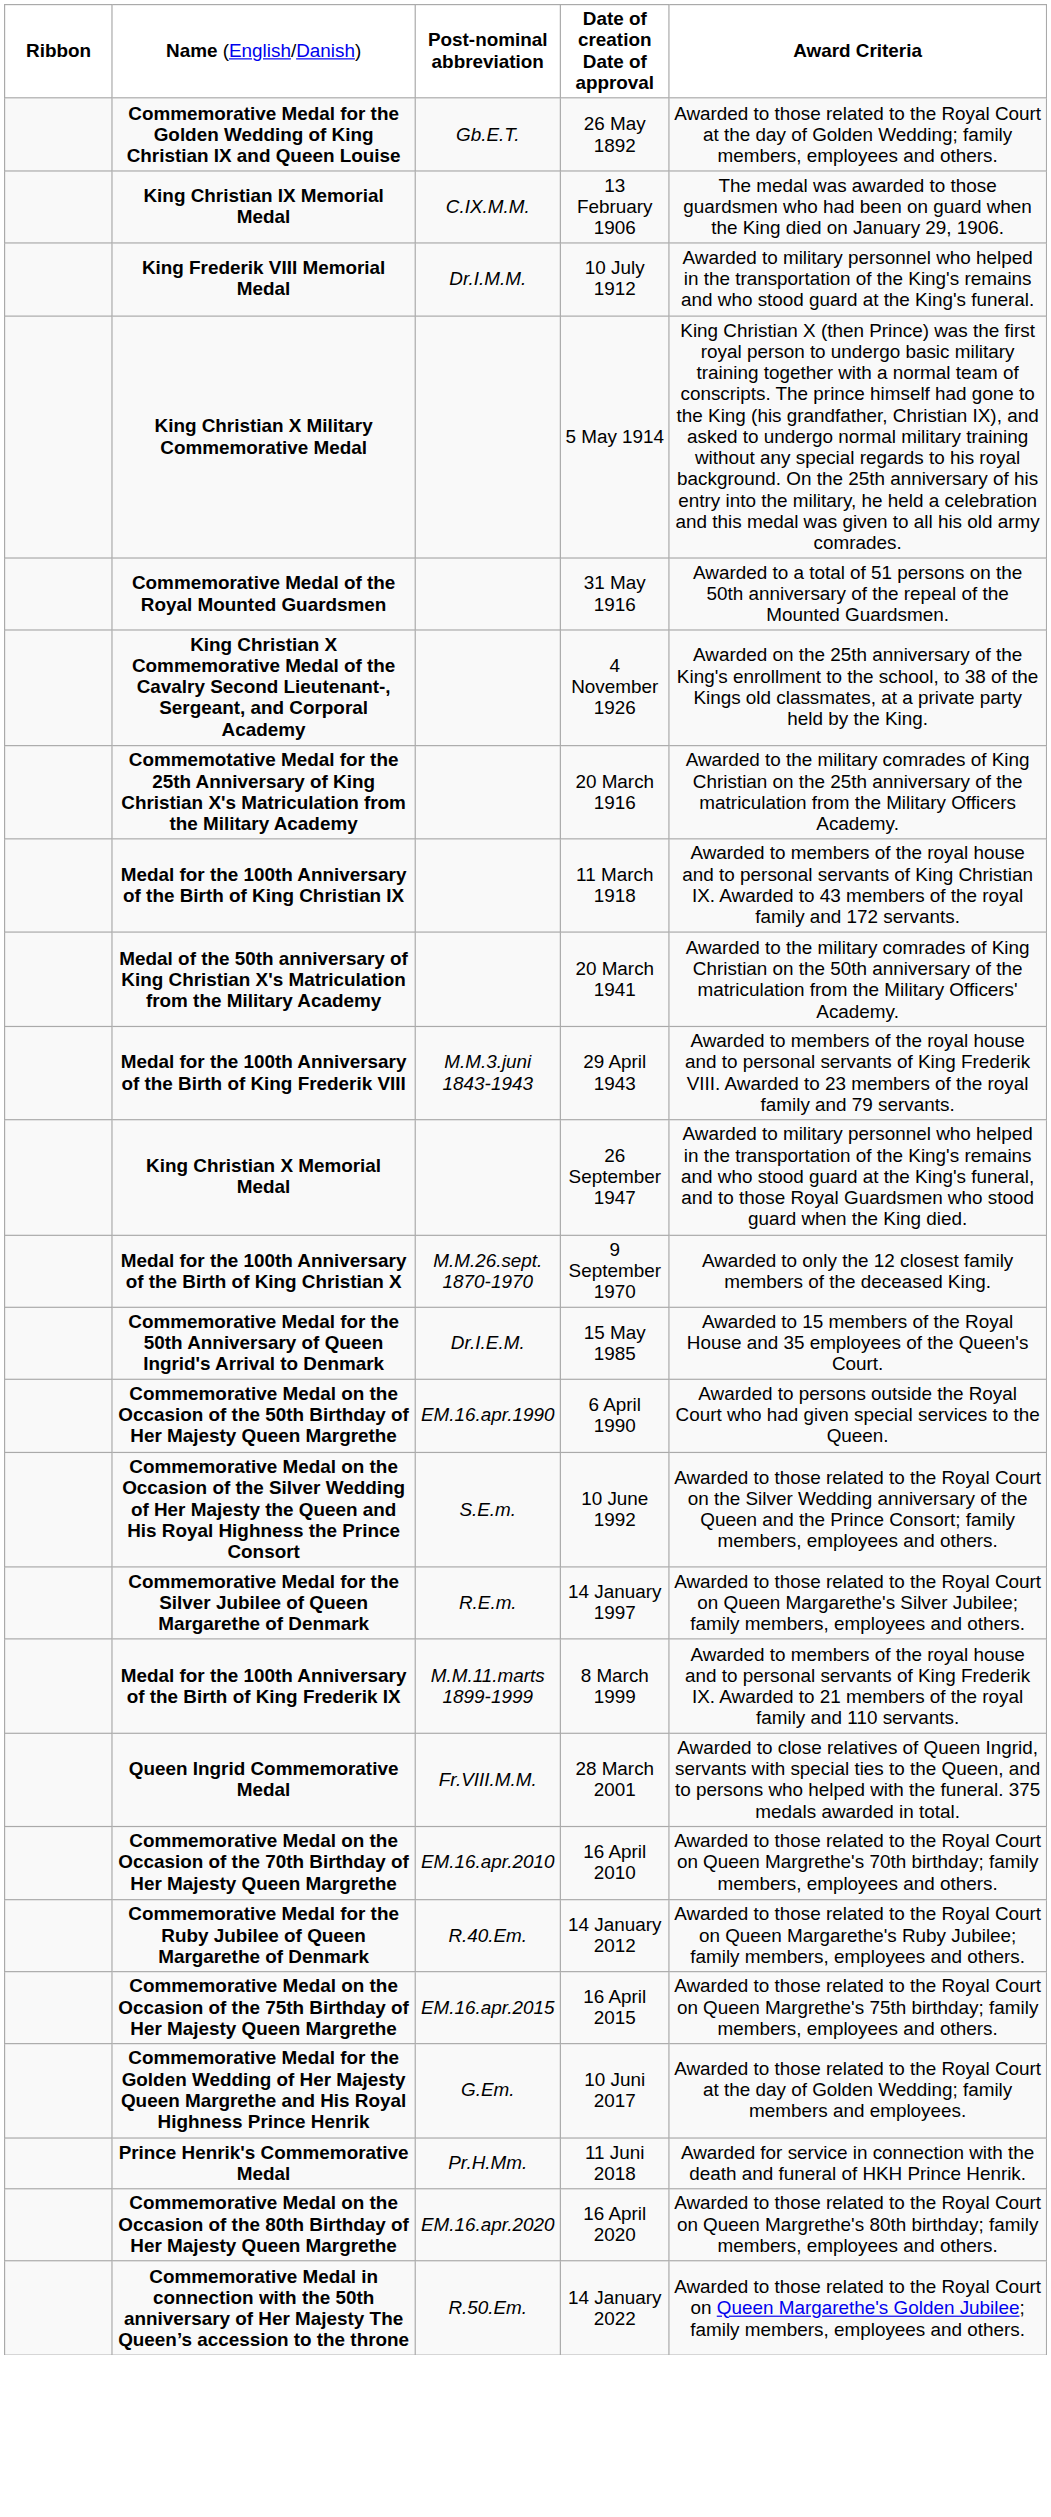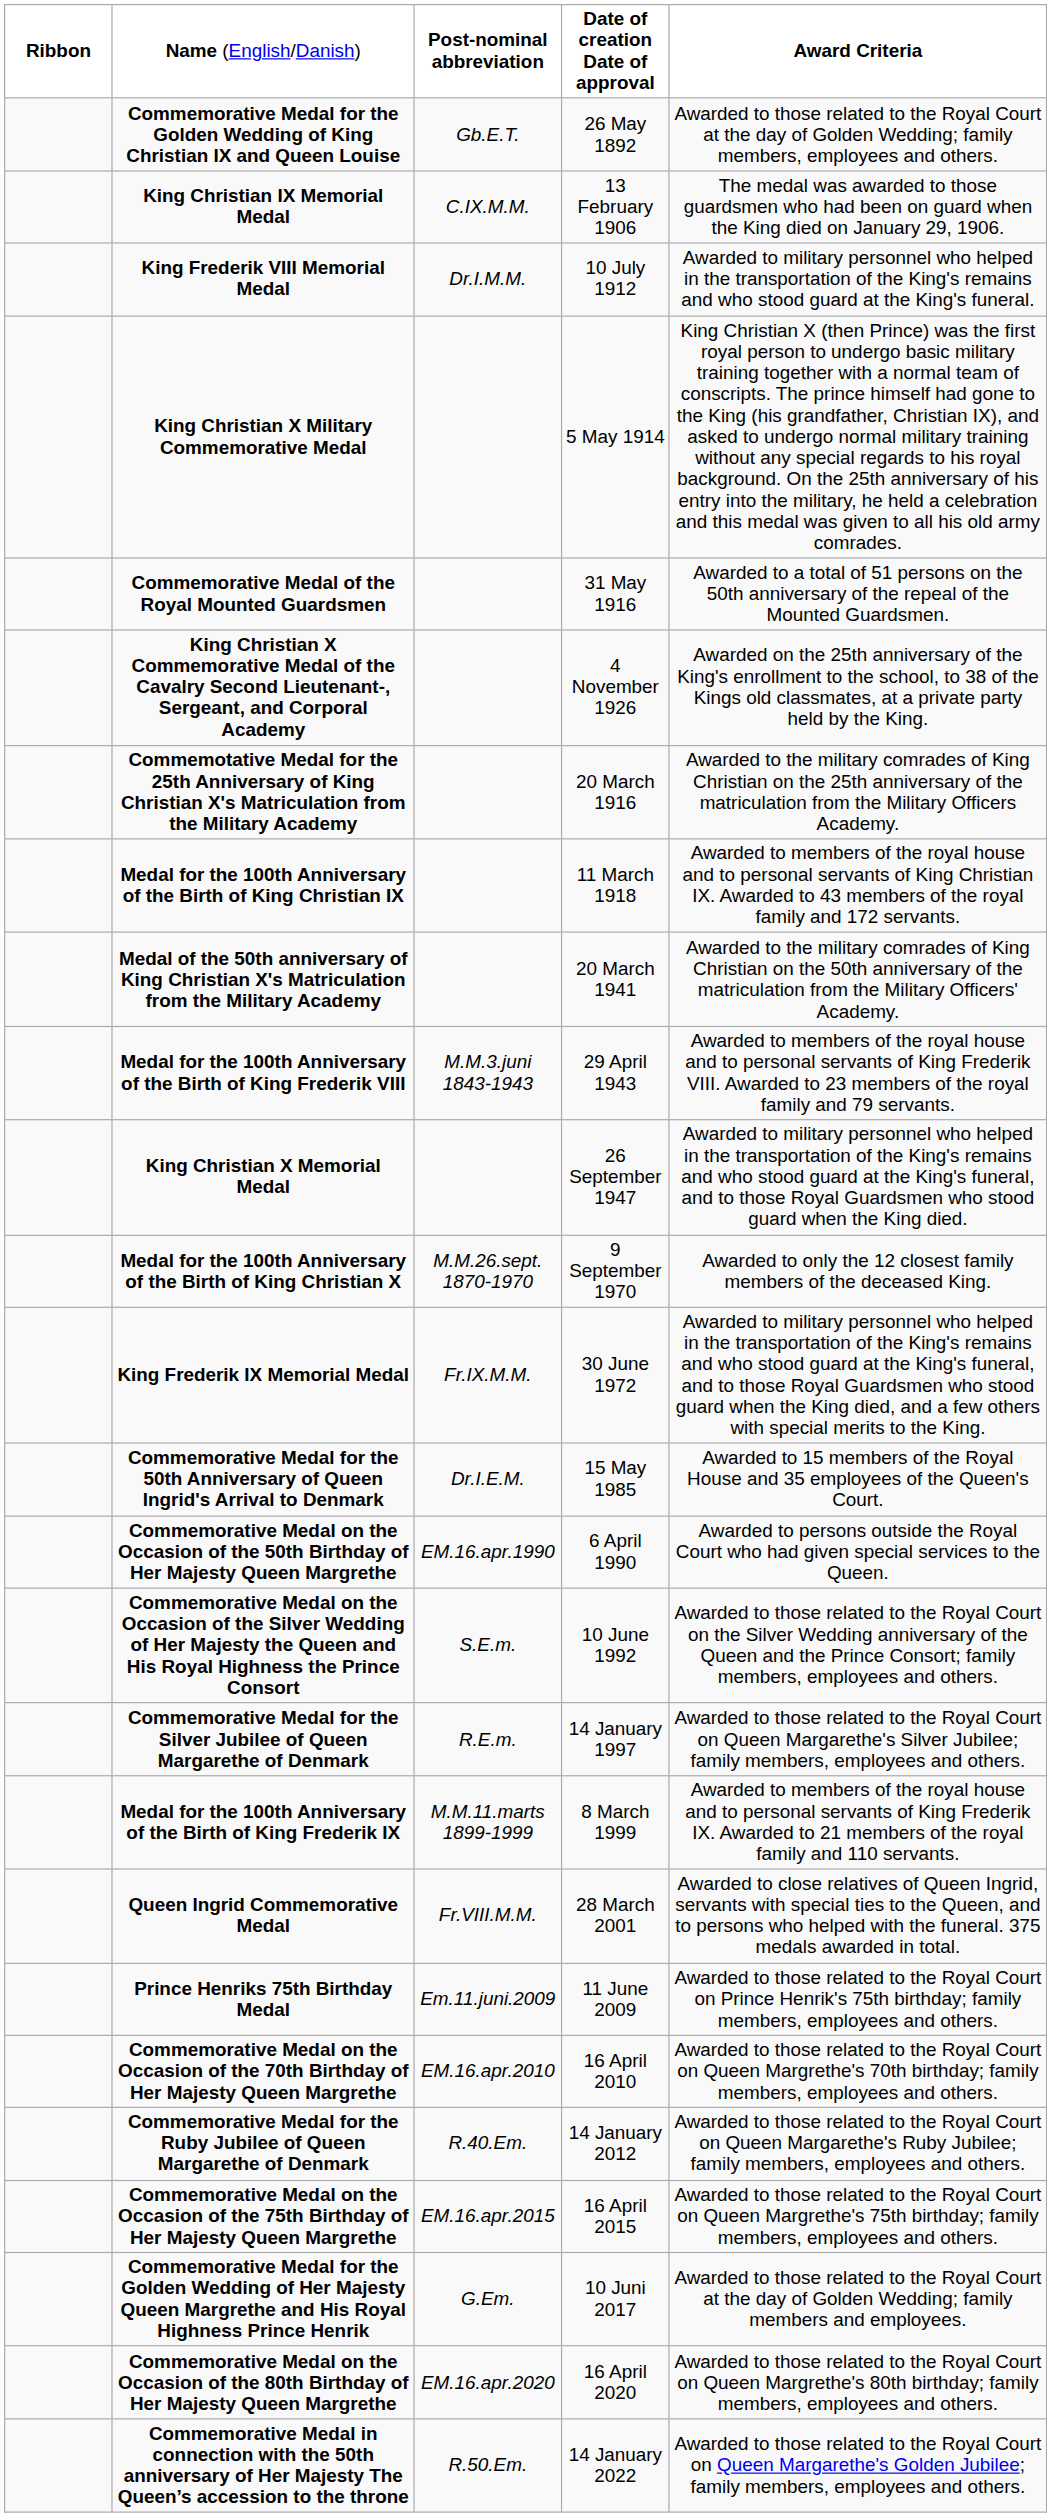+ row: (263, 1375)
+ row: (263, 1998)
- row: (264, 2163)
